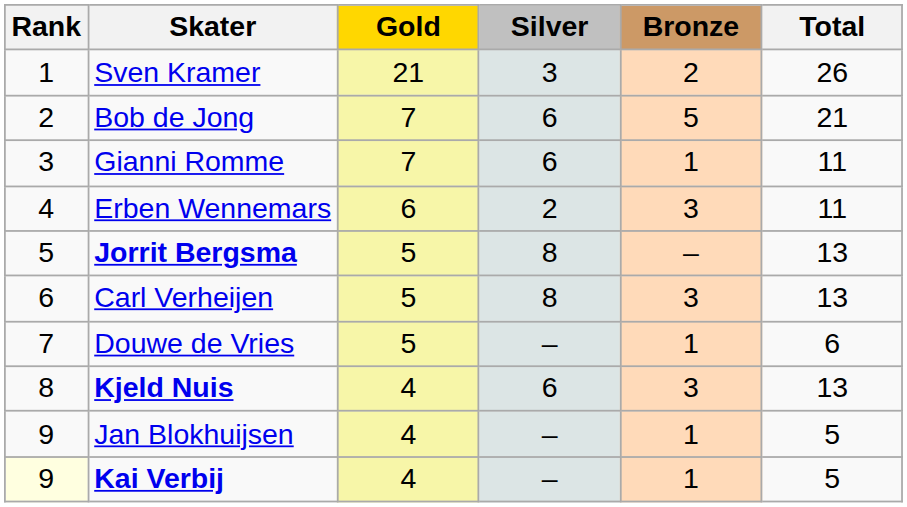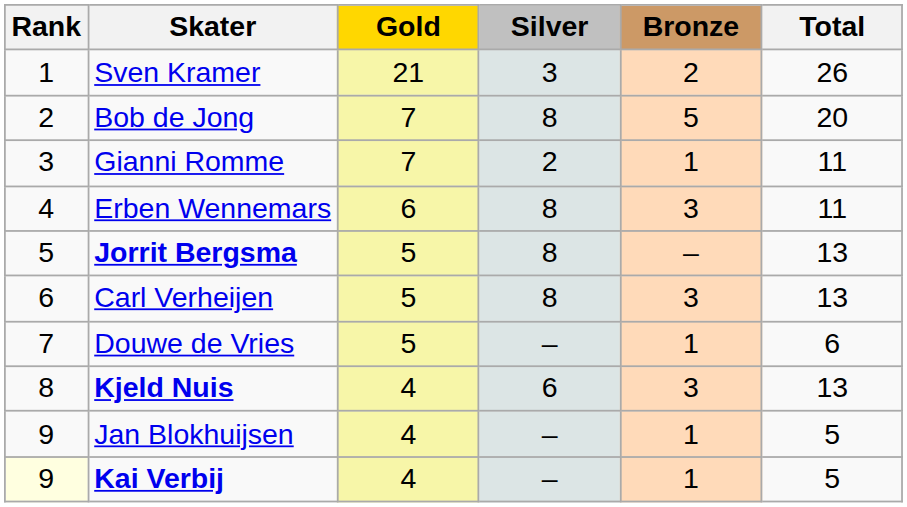(550, 117) 6 -> (550, 117) 8
(832, 117) 21 -> (832, 117) 20
(550, 162) 6 -> (550, 162) 2
(550, 207) 2 -> (550, 207) 8
